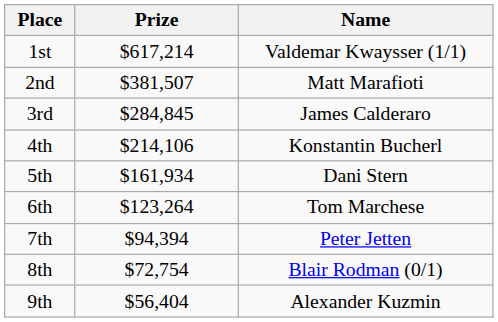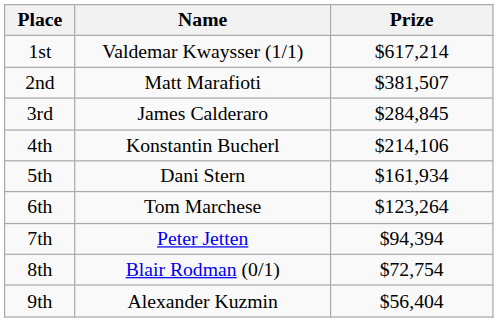columns swapped: (366, 20) <-> (157, 20)
